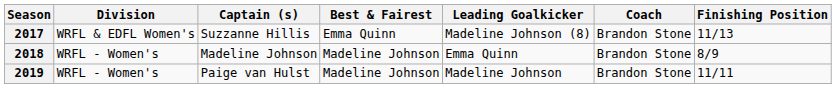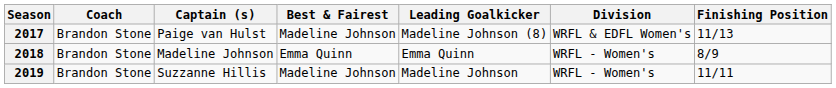columns swapped: (644, 14) <-> (126, 14)
(255, 34) Suzzanne Hillis -> (212, 34) Paige van Hulst
(359, 34) Emma Quinn -> (338, 34) Madeline Johnson
(381, 54) Madeline Johnson -> (316, 54) Emma Quinn
(255, 73) Paige van Hulst -> (212, 73) Suzzanne Hillis
